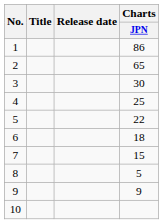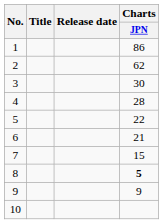(139, 65) 65 -> (139, 65) 62
(139, 101) 25 -> (139, 101) 28
(139, 137) 18 -> (139, 137) 21
(139, 173) normal -> (139, 173) bold
